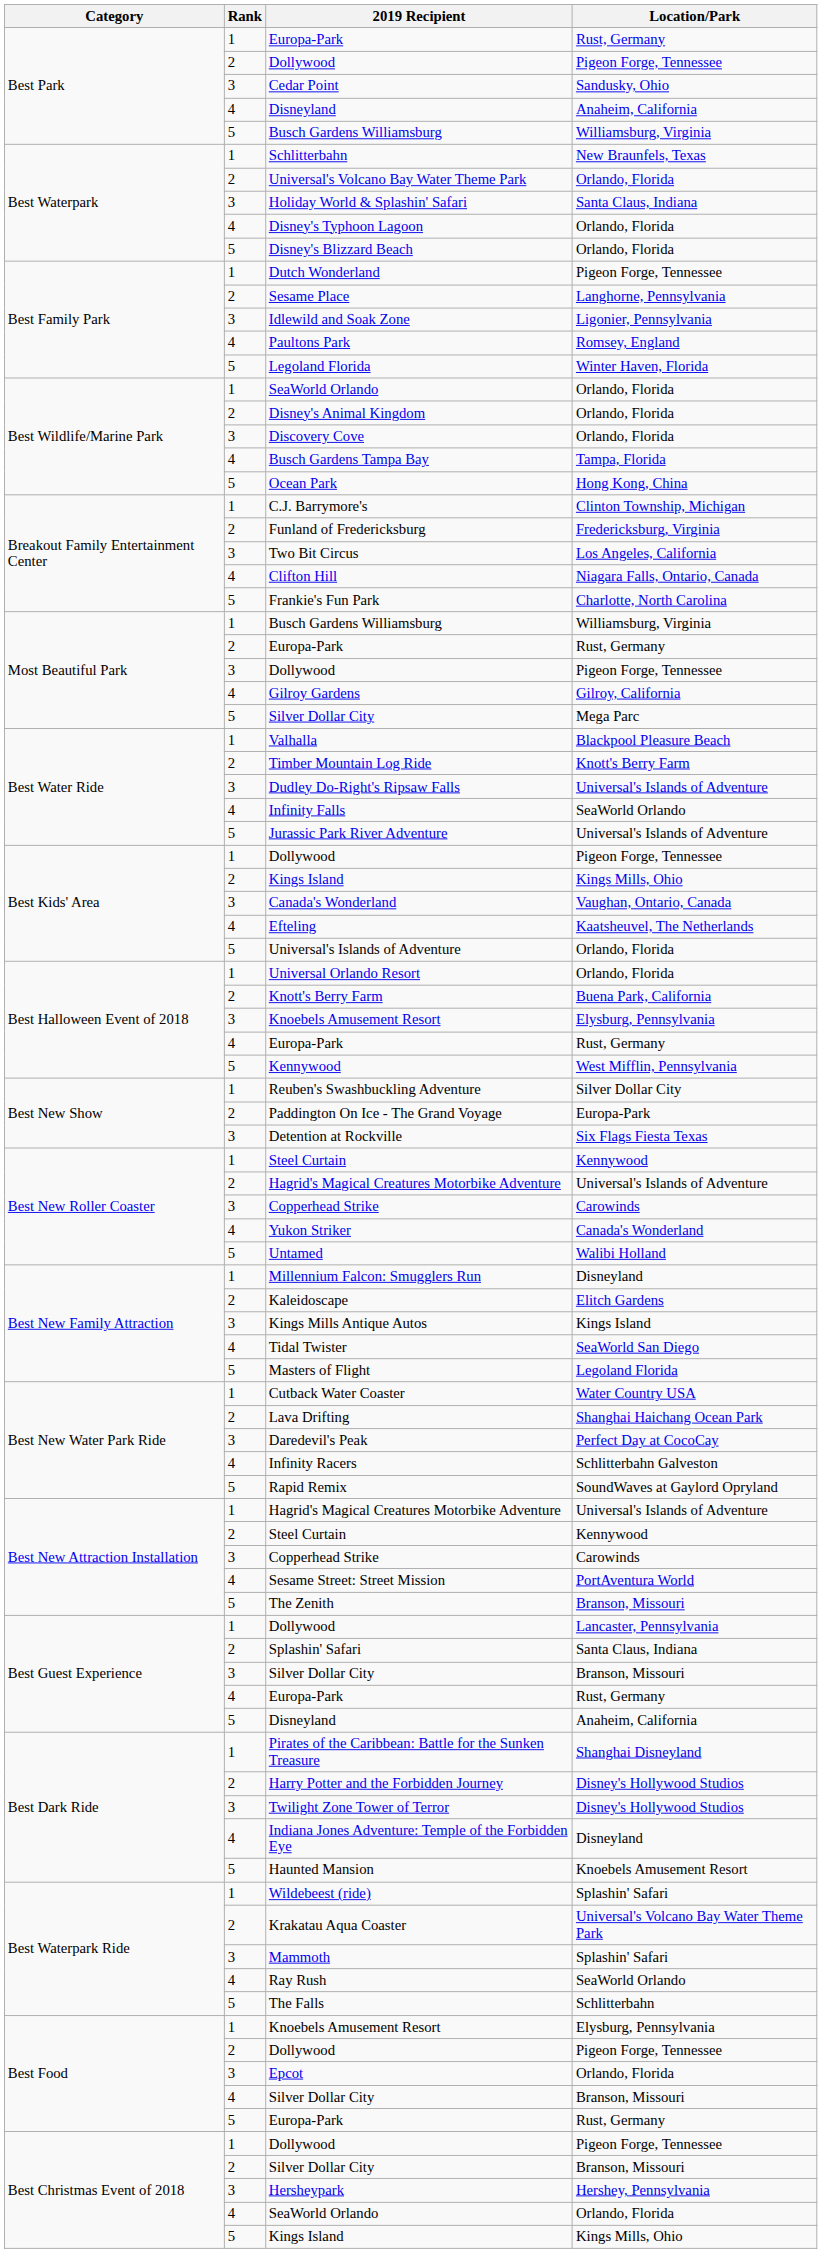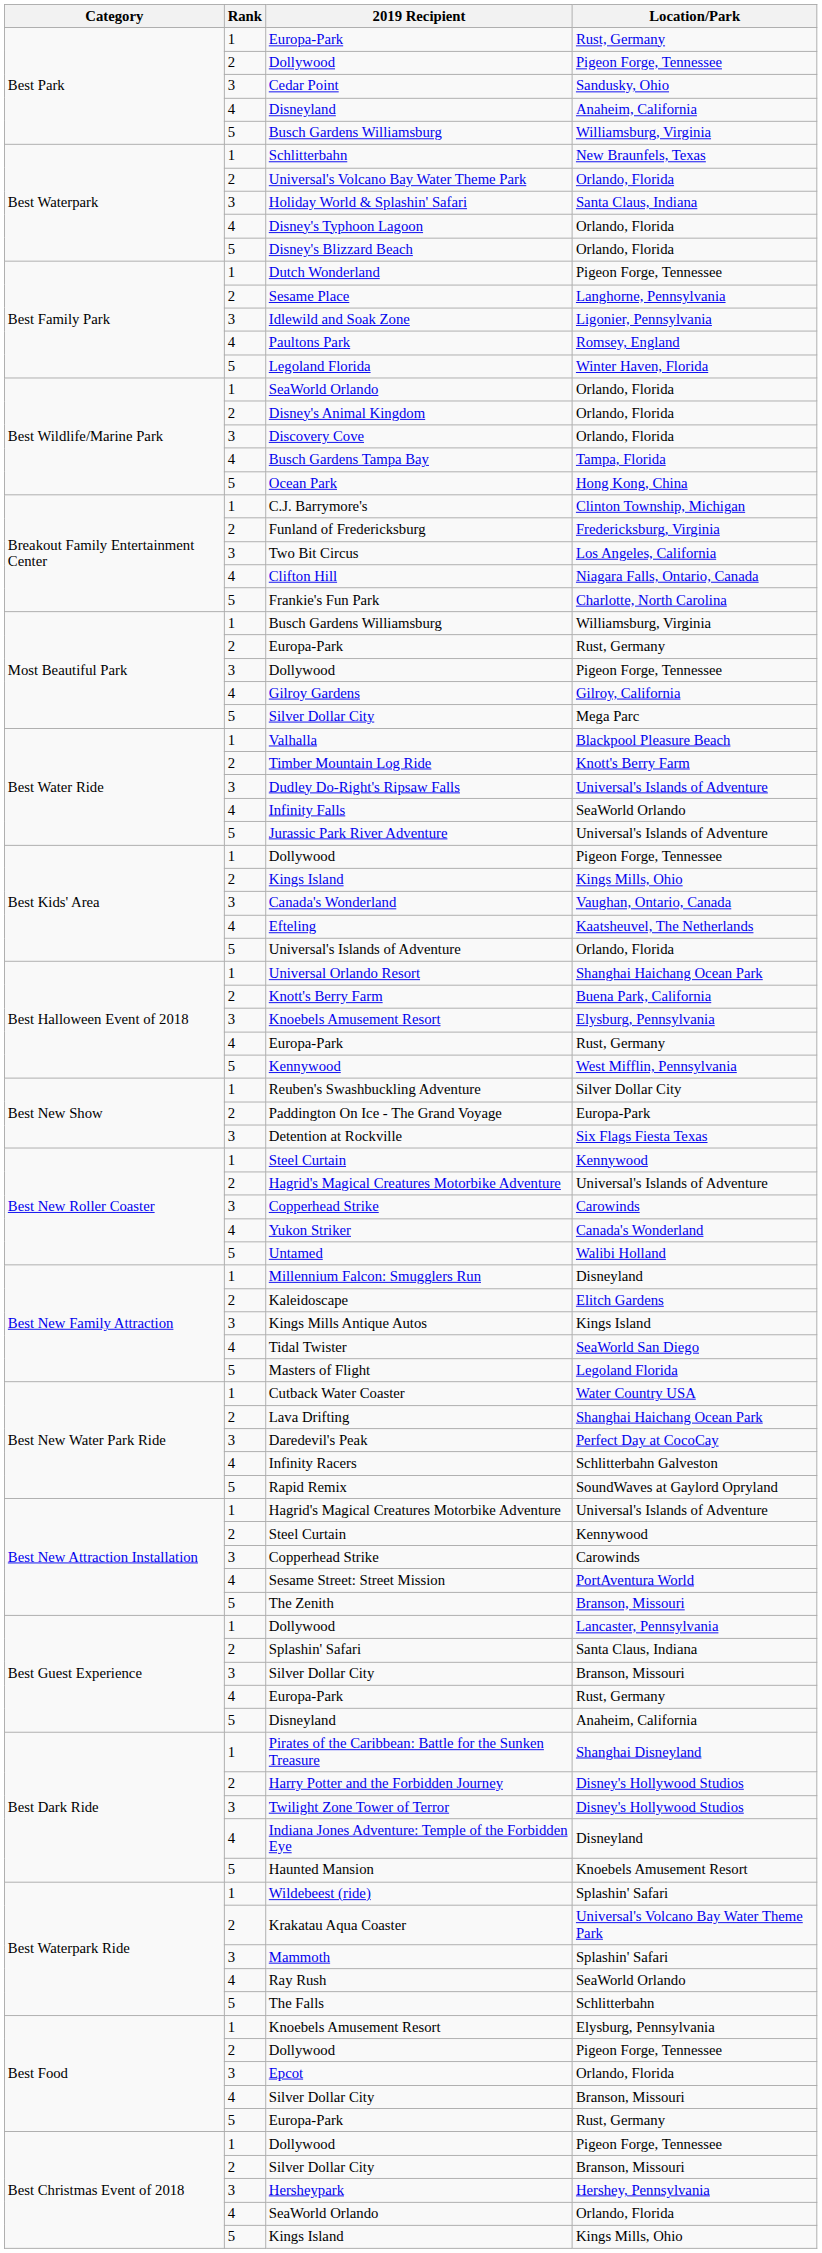(625, 973) Orlando, Florida -> (669, 973) Shanghai Haichang Ocean Park
